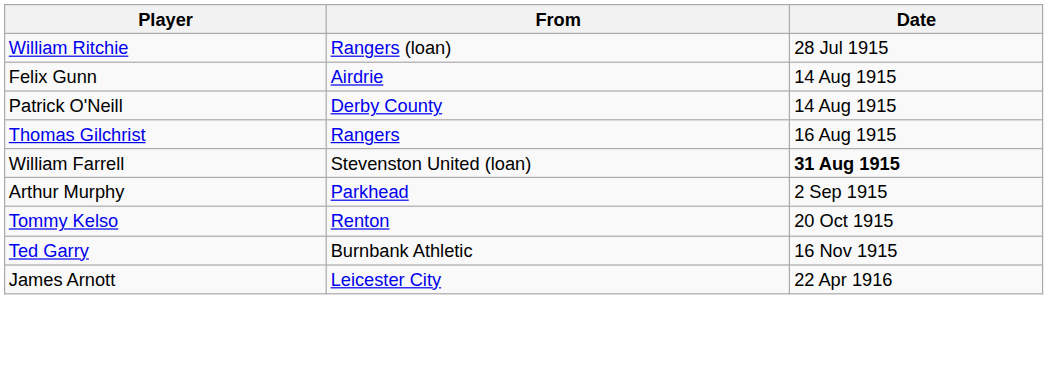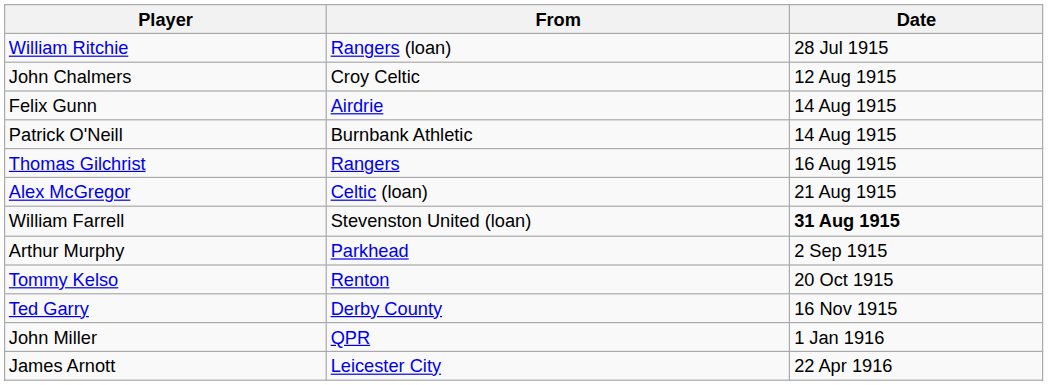+ row: (70, 77)
(386, 106) Derby County -> (402, 135) Burnbank Athletic
+ row: (70, 192)
(402, 250) Burnbank Athletic -> (386, 308) Derby County
+ row: (53, 337)
